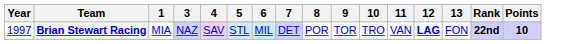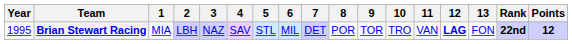+ column: (187, 13)
(19, 31) 1997 -> (19, 31) 1995
(522, 31) 10 -> (548, 31) 12
